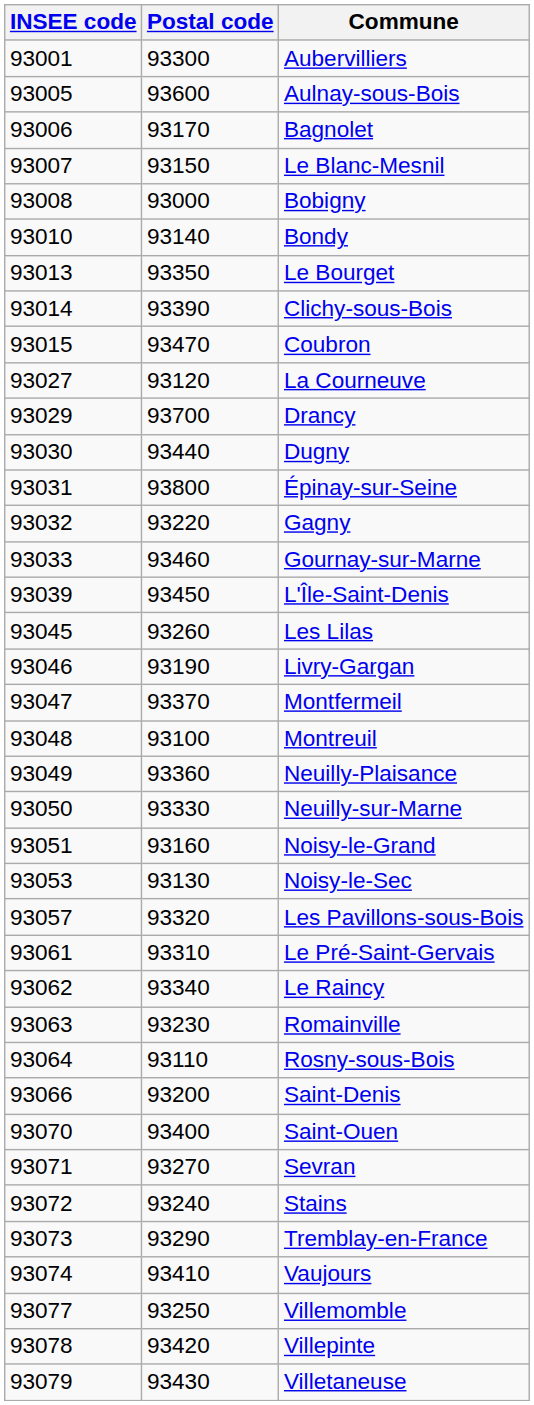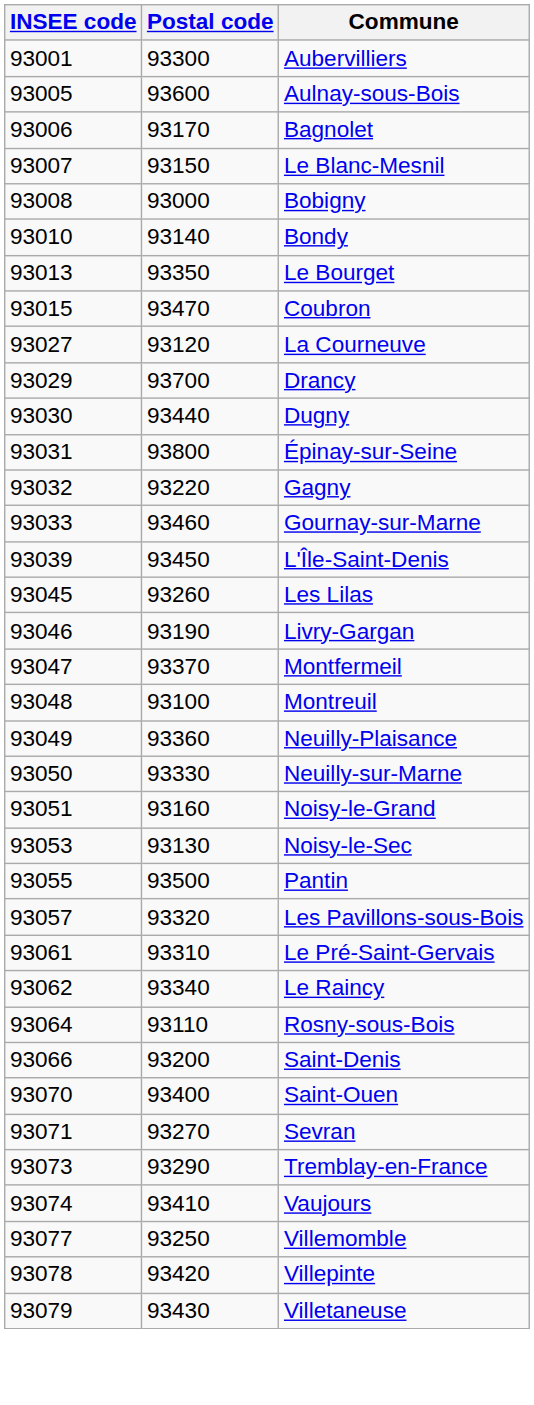- row: (368, 308)
+ row: (316, 881)
- row: (342, 1024)
- row: (315, 1203)
